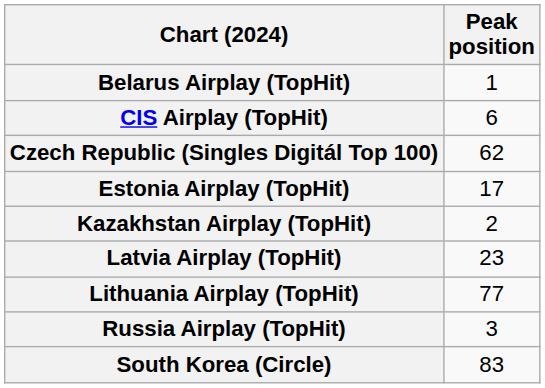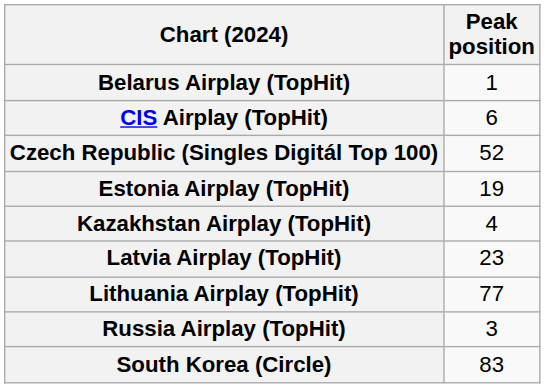(492, 152) 62 -> (492, 152) 52
(492, 188) 17 -> (492, 188) 19
(492, 223) 2 -> (492, 223) 4
